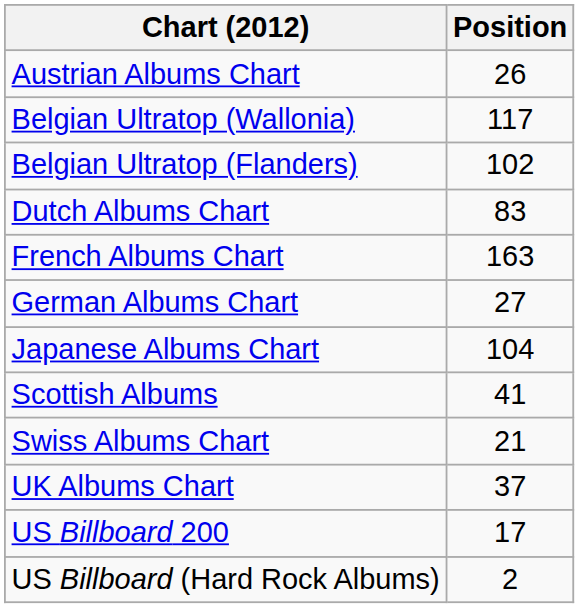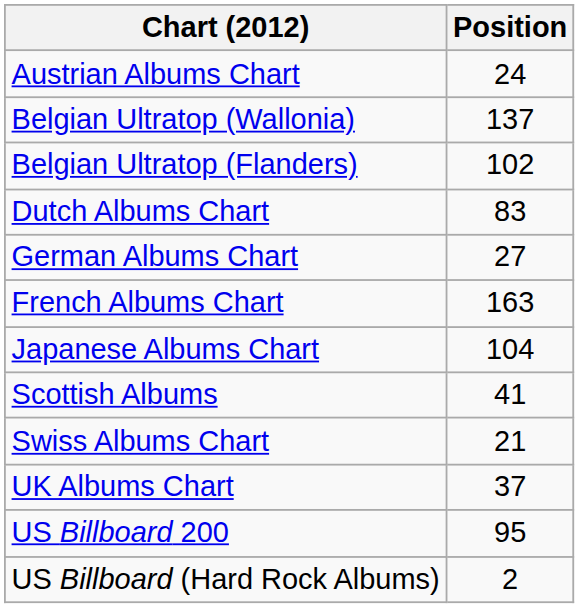(510, 73) 26 -> (510, 73) 24
(510, 119) 117 -> (510, 119) 137
rows swapped: (148, 257) <-> (155, 303)
(510, 532) 17 -> (510, 532) 95
